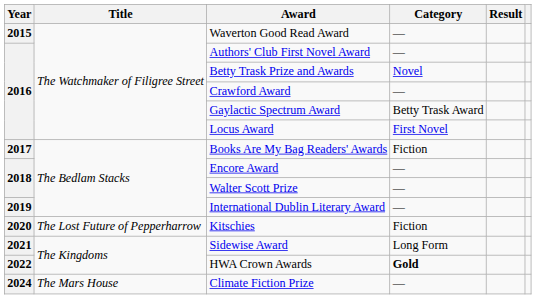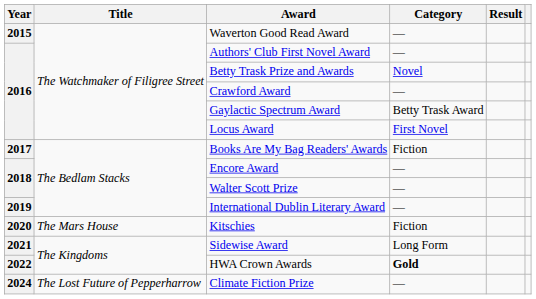(119, 226) The Lost Future of Pepperharrow -> (78, 226) The Mars House
(78, 284) The Mars House -> (119, 284) The Lost Future of Pepperharrow
